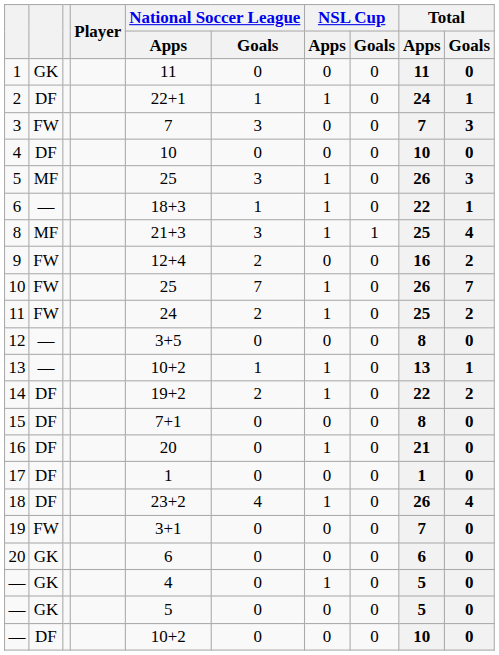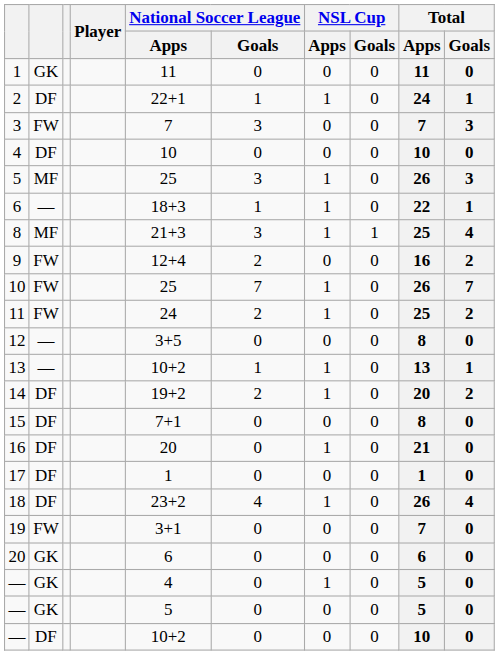(422, 394) 22 -> (422, 394) 20
